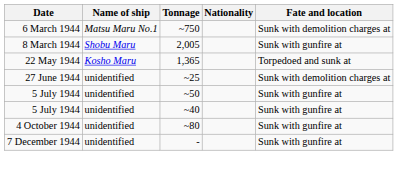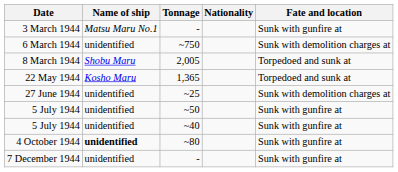+ row: (51, 28)
(121, 28) Matsu Maru No.1 -> (109, 45) unidentified
(300, 45) Sunk with gunfire at -> (304, 61) Torpedoed and sunk at
(109, 126) normal -> (111, 142) bold
